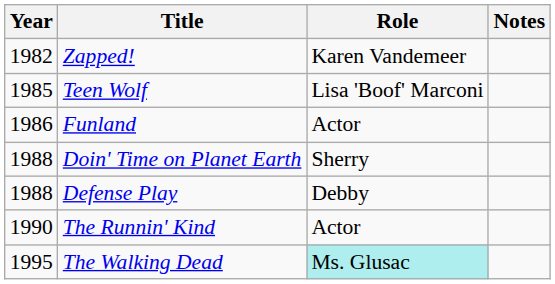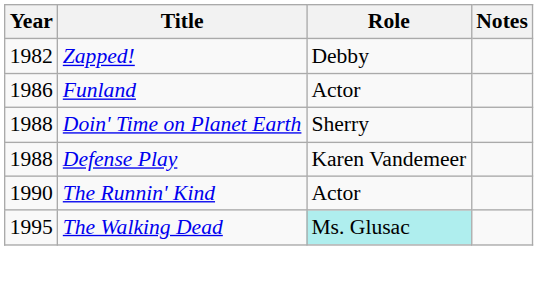(389, 55) Karen Vandemeer -> (340, 55) Debby
- row: (105, 90)
(340, 192) Debby -> (389, 158) Karen Vandemeer
